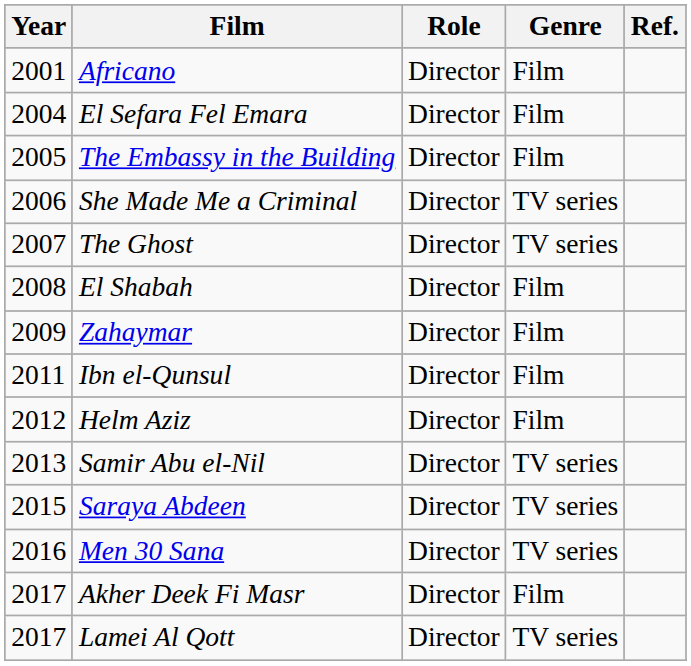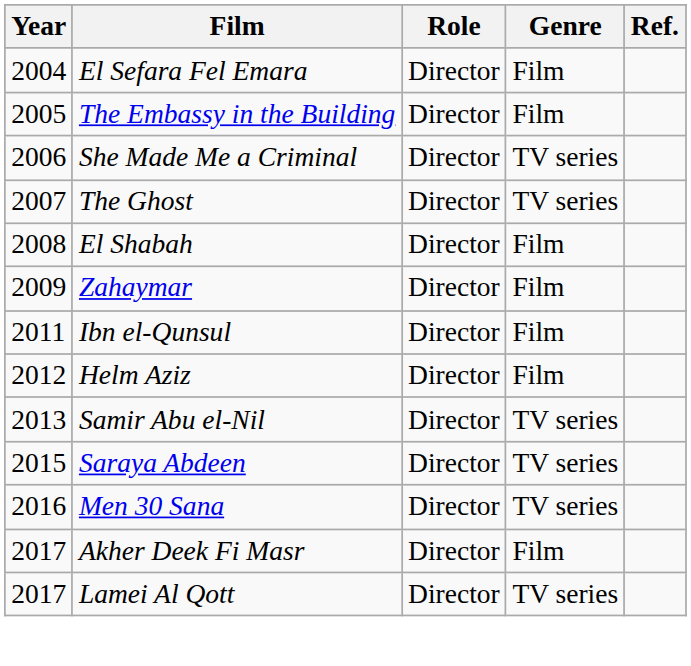- row: (127, 69)
